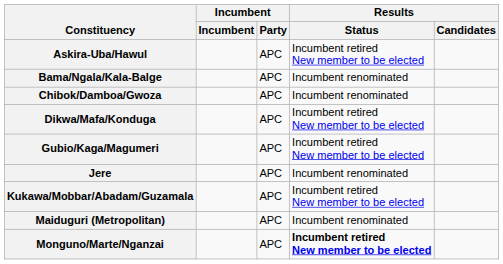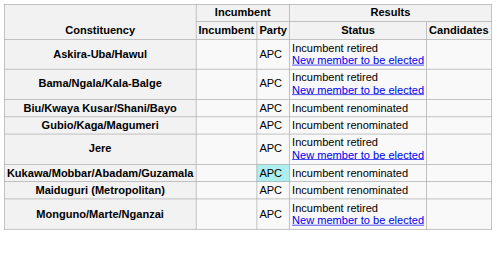(350, 78) Incumbent renominated -> (358, 84) Incumbent retired New member to be elected
+ row: (100, 108)
- row: (100, 95)
- row: (100, 119)
(358, 149) Incumbent retired New member to be elected -> (350, 125) Incumbent renominated
(350, 173) Incumbent renominated -> (358, 149) Incumbent retired New member to be elected
(271, 196) no background -> (271, 173) paleturquoise background
(358, 196) Incumbent retired New member to be elected -> (350, 173) Incumbent renominated
(362, 244) bold -> (358, 214) normal
